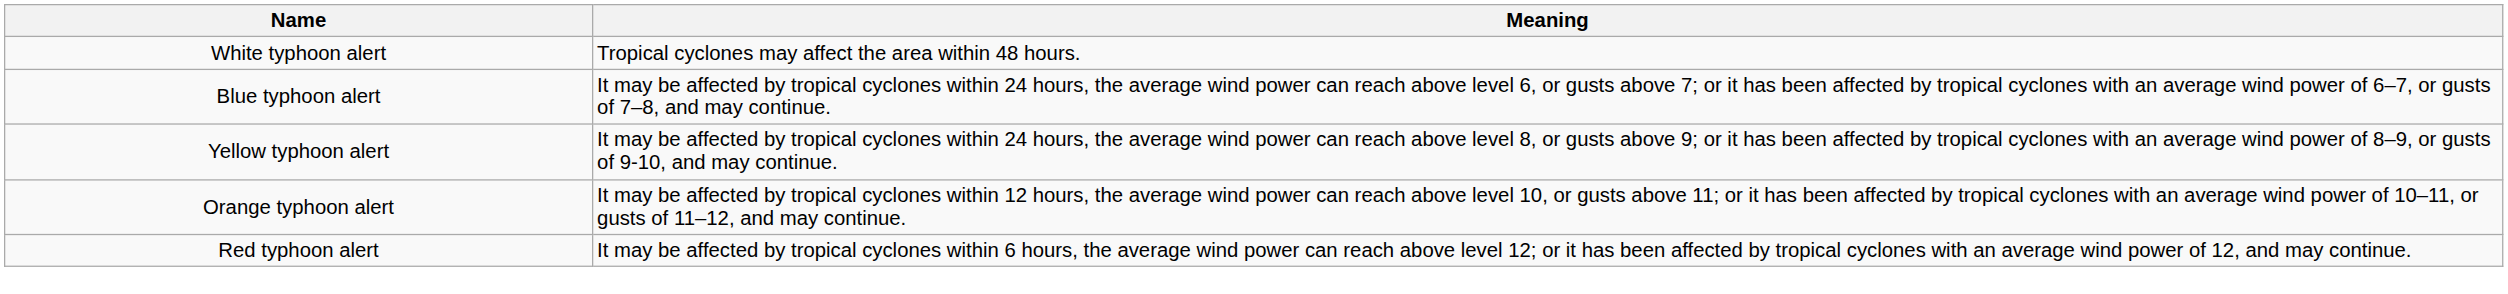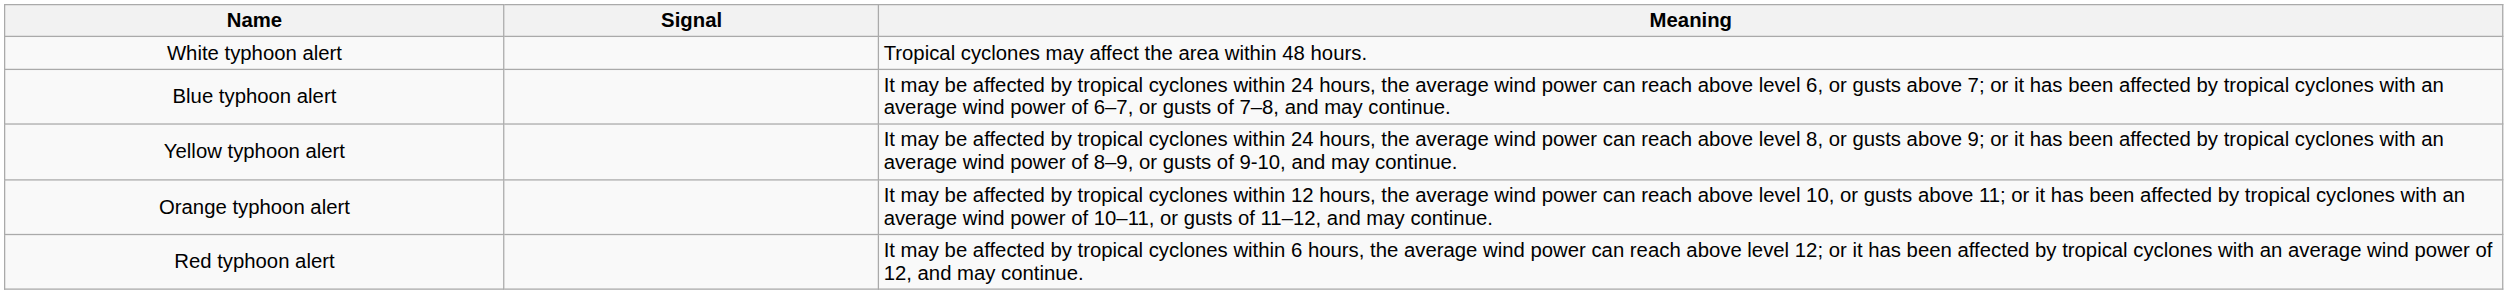+ column: (692, 20)
